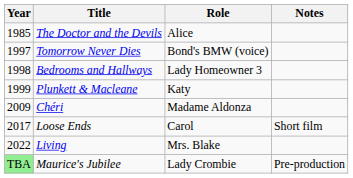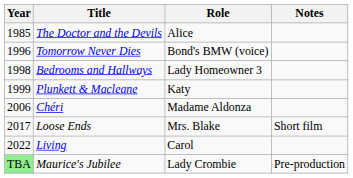(19, 51) 1997 -> (19, 51) 1996
(19, 107) 2009 -> (19, 107) 2006
(180, 126) Carol -> (194, 126) Mrs. Blake
(194, 145) Mrs. Blake -> (180, 145) Carol
